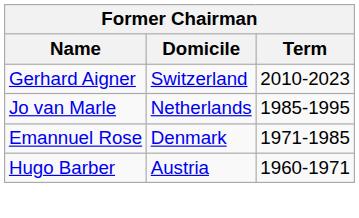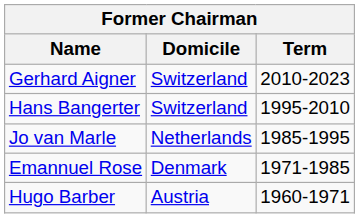+ row: (74, 108)
